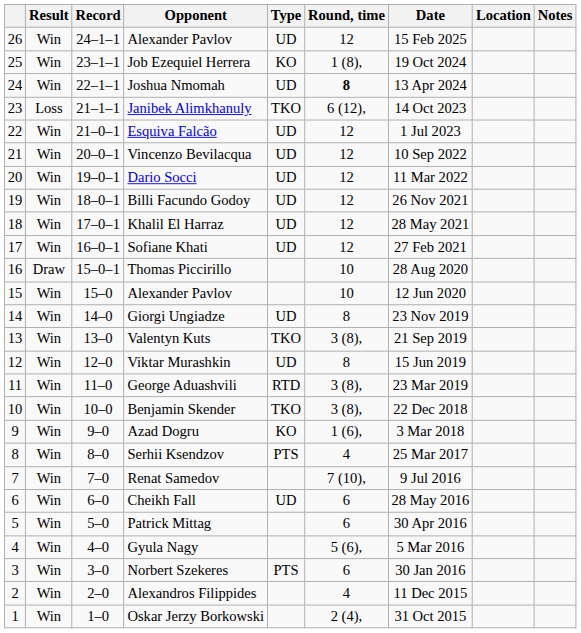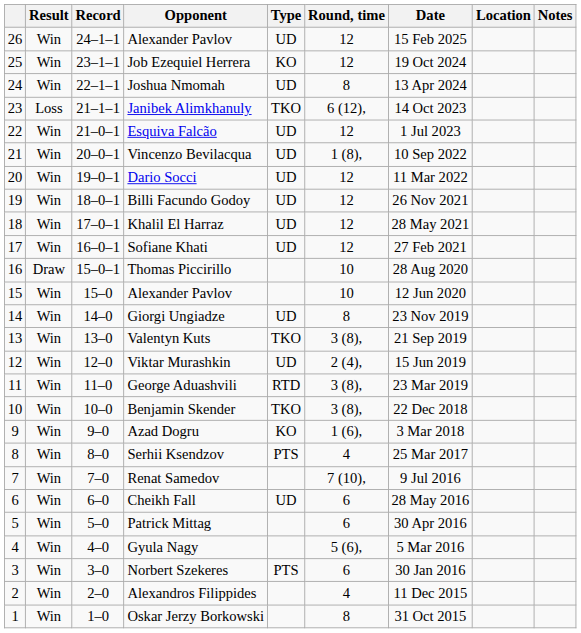(346, 62) 1 (8), -> (346, 62) 12
(346, 85) bold -> (346, 85) normal
(346, 154) 12 -> (346, 154) 1 (8),
(346, 362) 8 -> (346, 362) 2 (4),
(346, 616) 2 (4), -> (346, 616) 8
